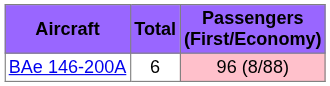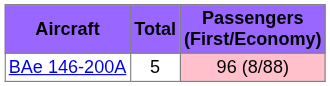(155, 67) 6 -> (155, 67) 5
